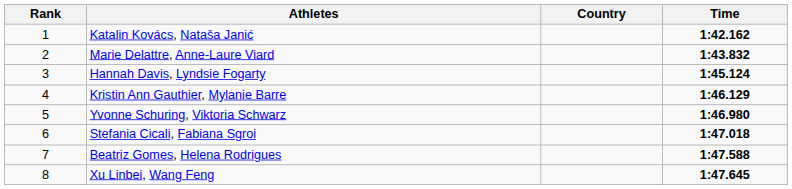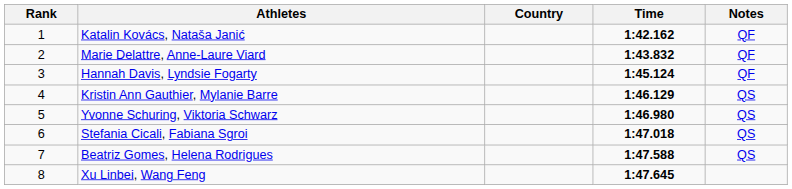+ column: (746, 14)
